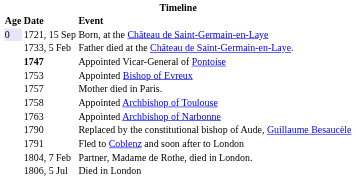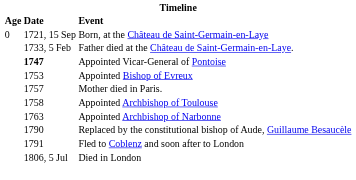(7, 34) lavender background -> (7, 34) no background
- row: (165, 157)
